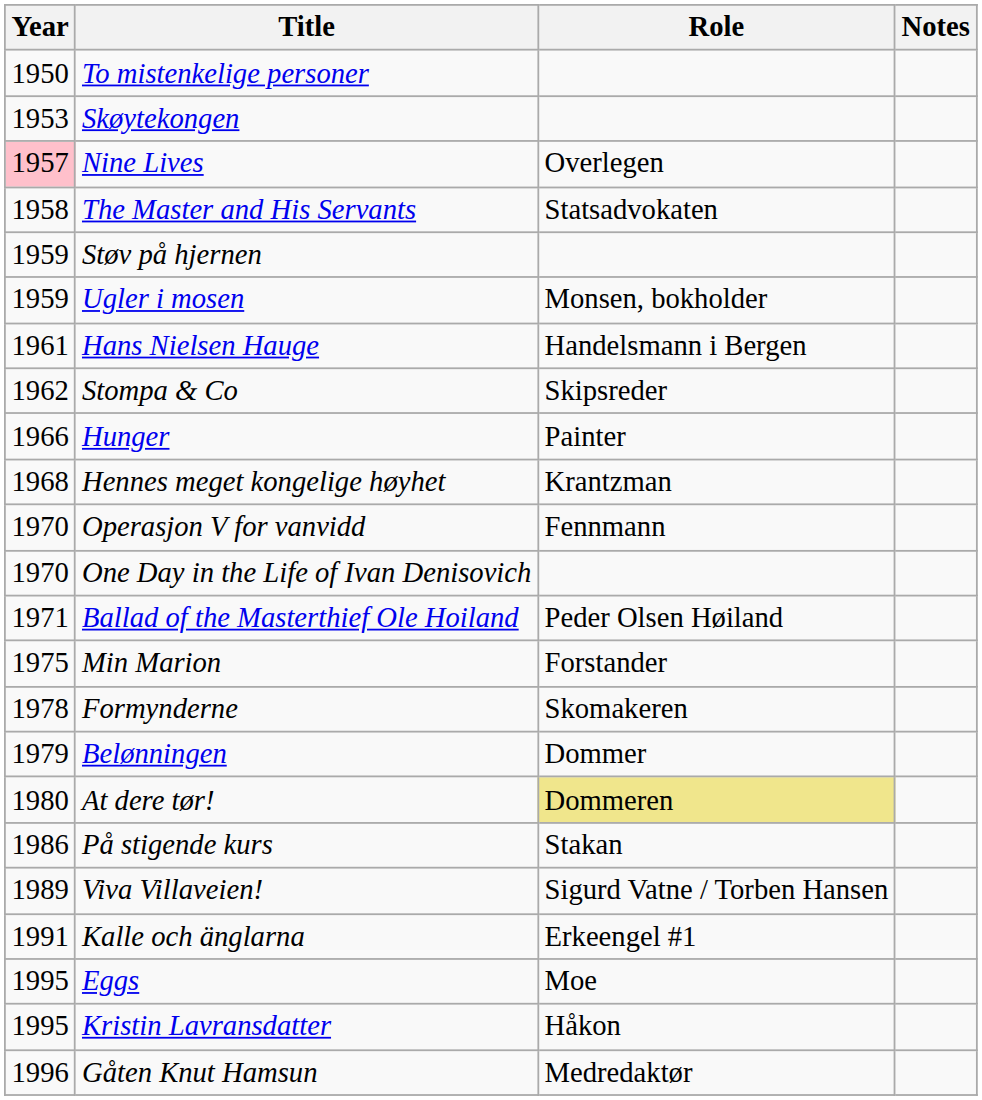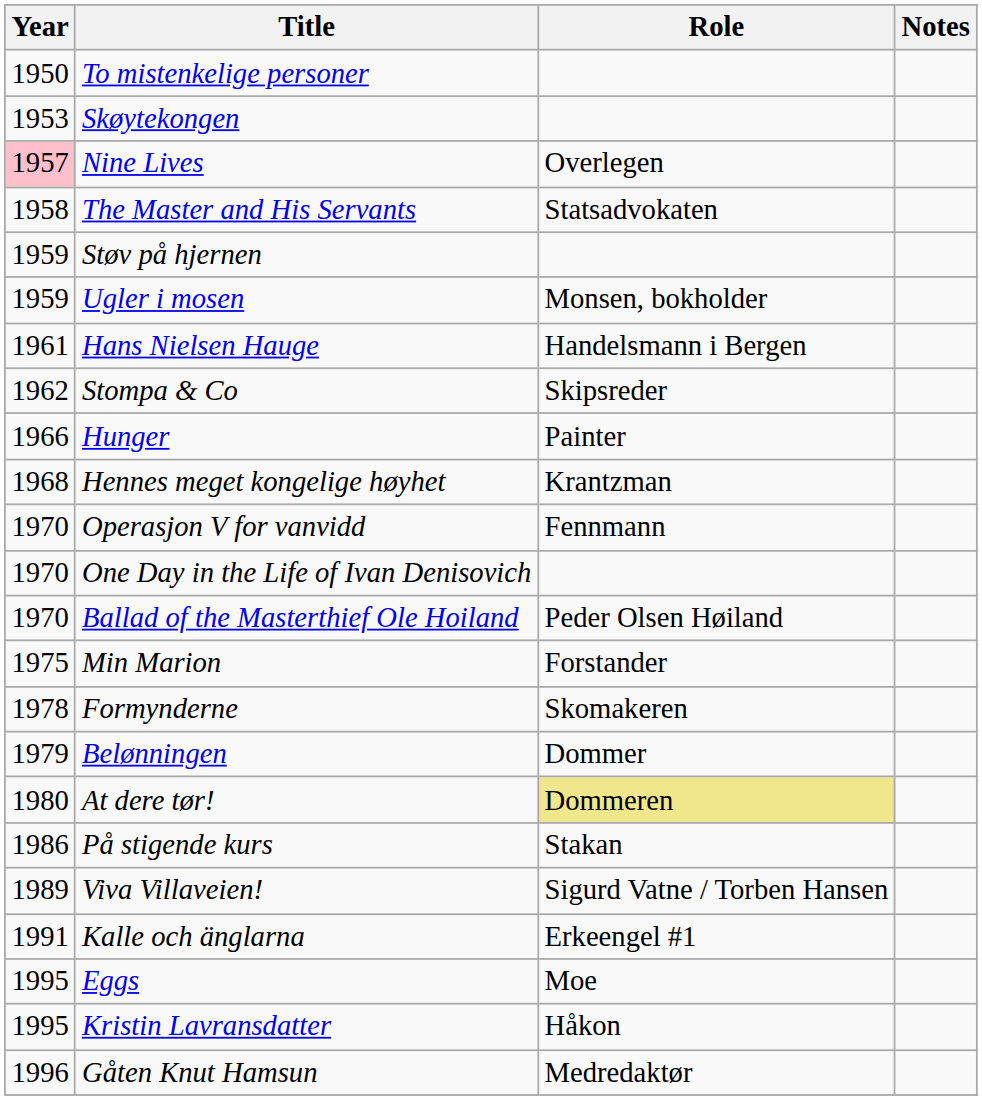(40, 617) 1971 -> (40, 617) 1970
